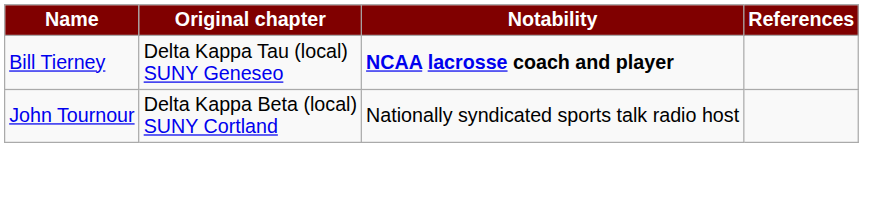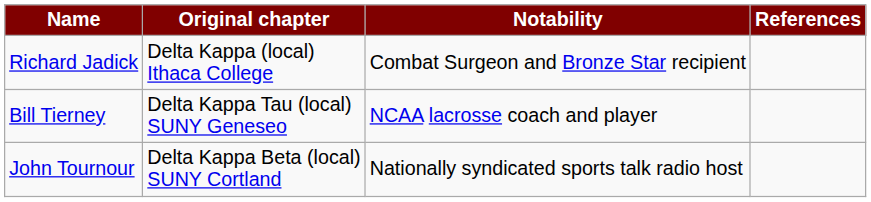+ row: (74, 62)
(520, 62) bold -> (514, 115) normal
